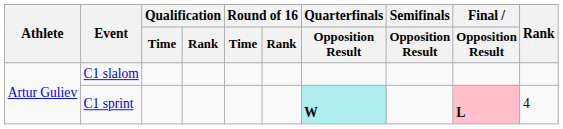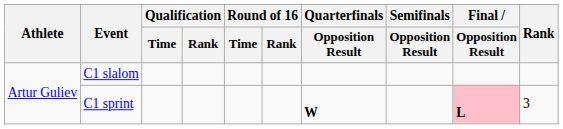(311, 112) paleturquoise background -> (311, 112) no background
(526, 104) 4 -> (526, 104) 3
